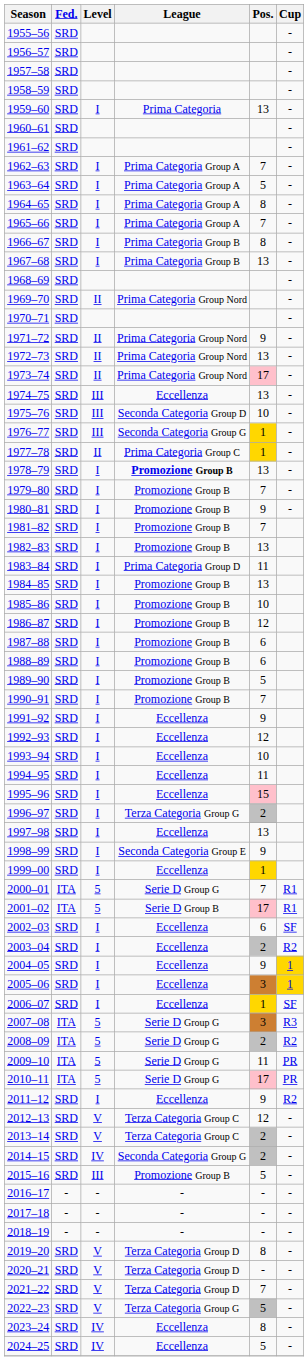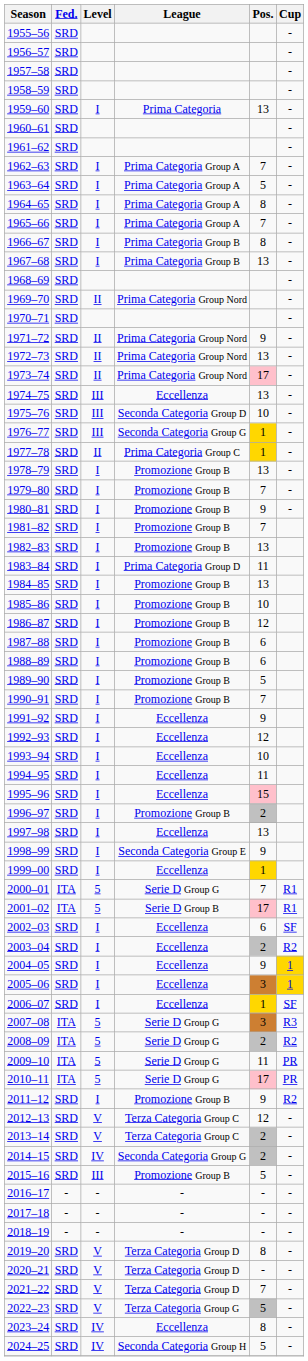(182, 470) bold -> (182, 470) normal
(182, 813) Terza Categoria Group G -> (182, 813) Promozione Group B
(182, 1098) Eccellenza -> (182, 1098) Promozione Group B
(182, 1346) Eccellenza -> (182, 1346) Seconda Categoria Group H
